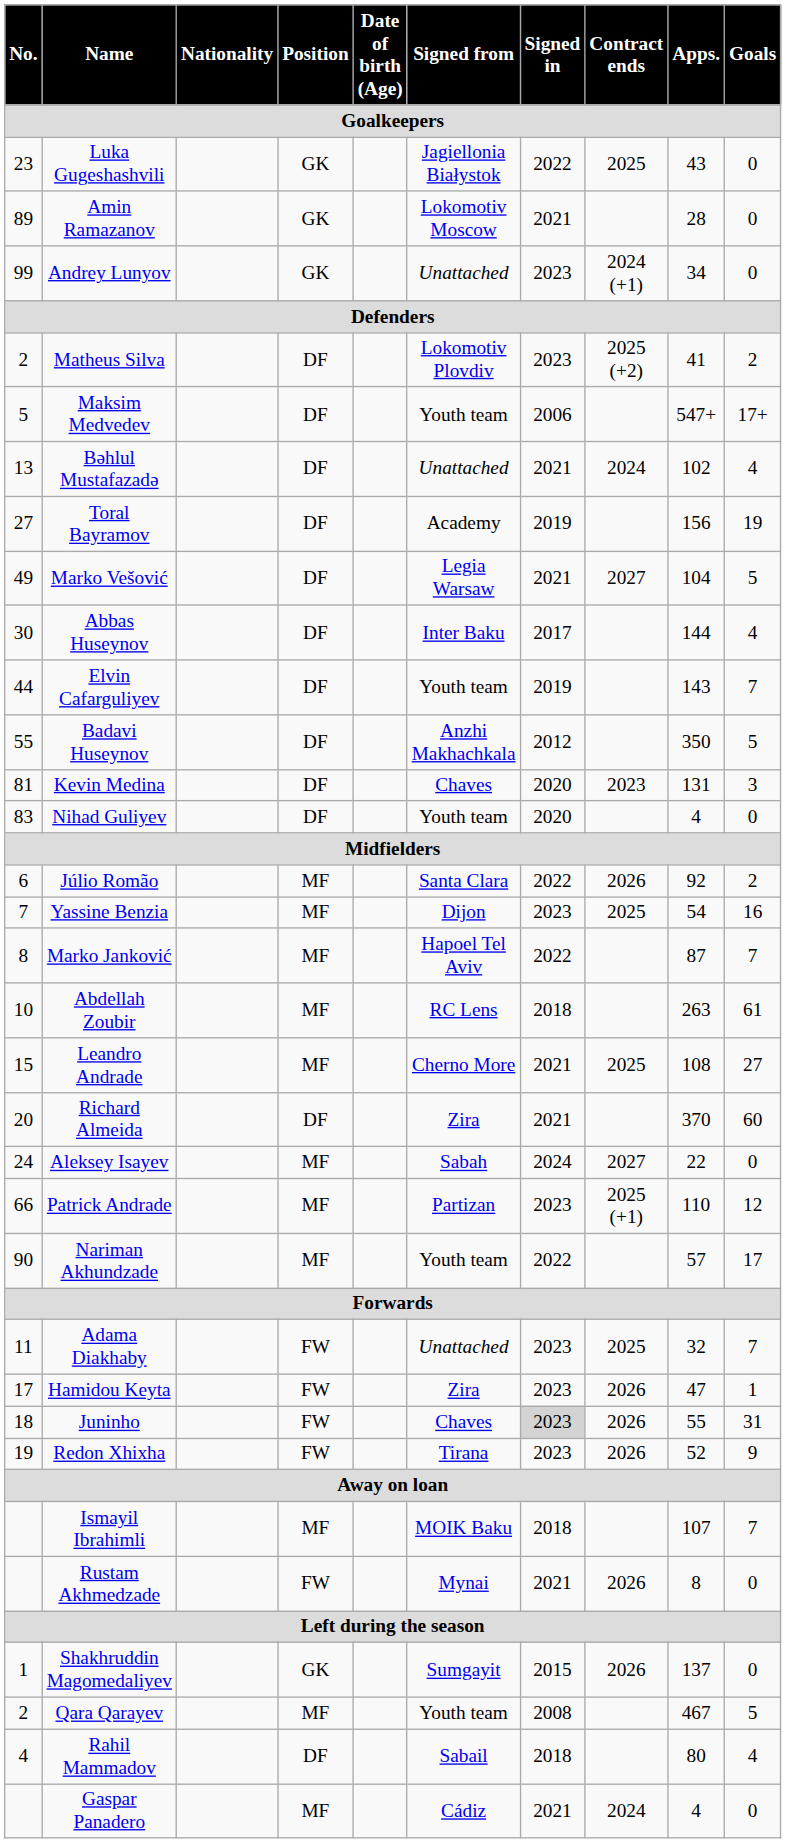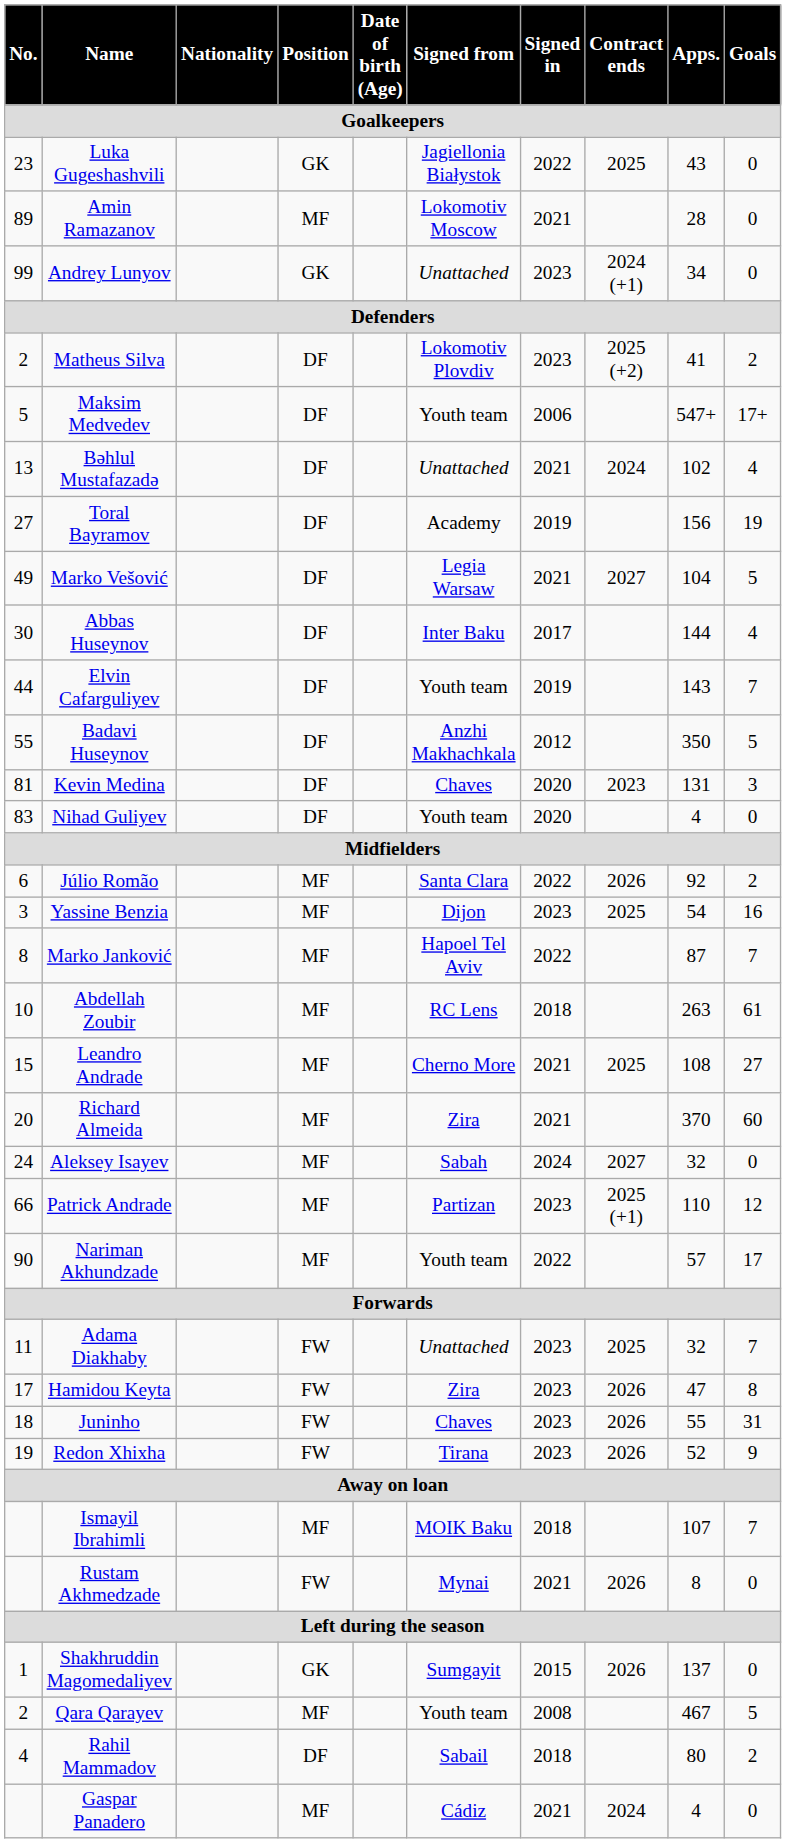(315, 218) GK -> (315, 218) MF
(23, 912) 7 -> (23, 912) 3
(315, 1119) DF -> (315, 1119) MF
(696, 1162) 22 -> (696, 1162) 32
(753, 1390) 1 -> (753, 1390) 8
(552, 1422) lightgrey background -> (552, 1422) no background
(753, 1756) 4 -> (753, 1756) 2
